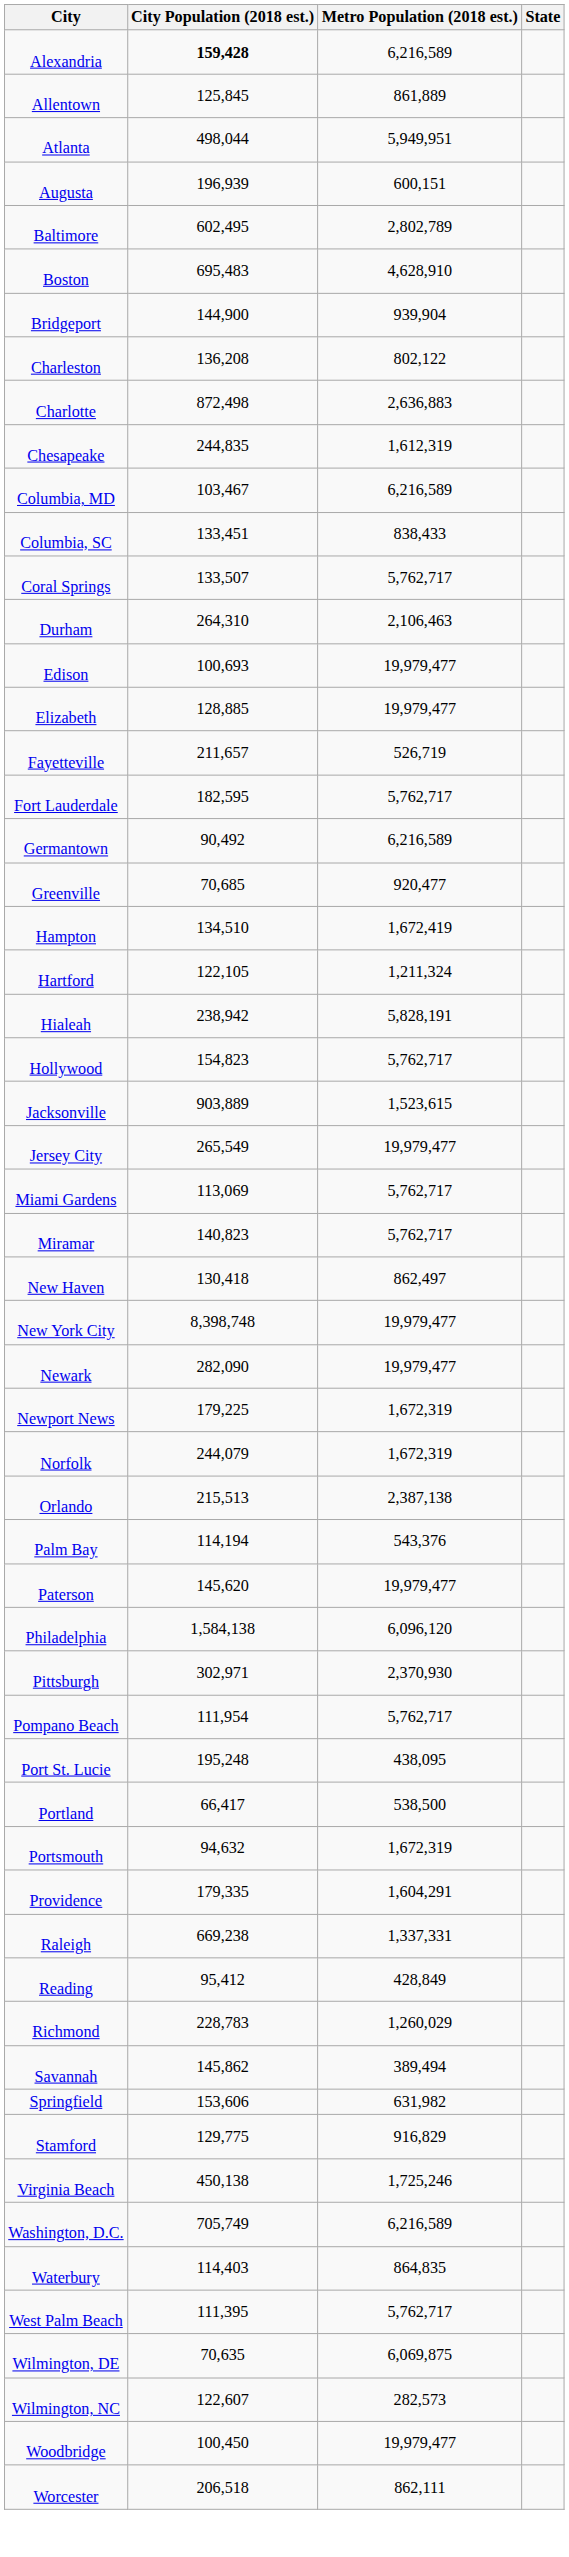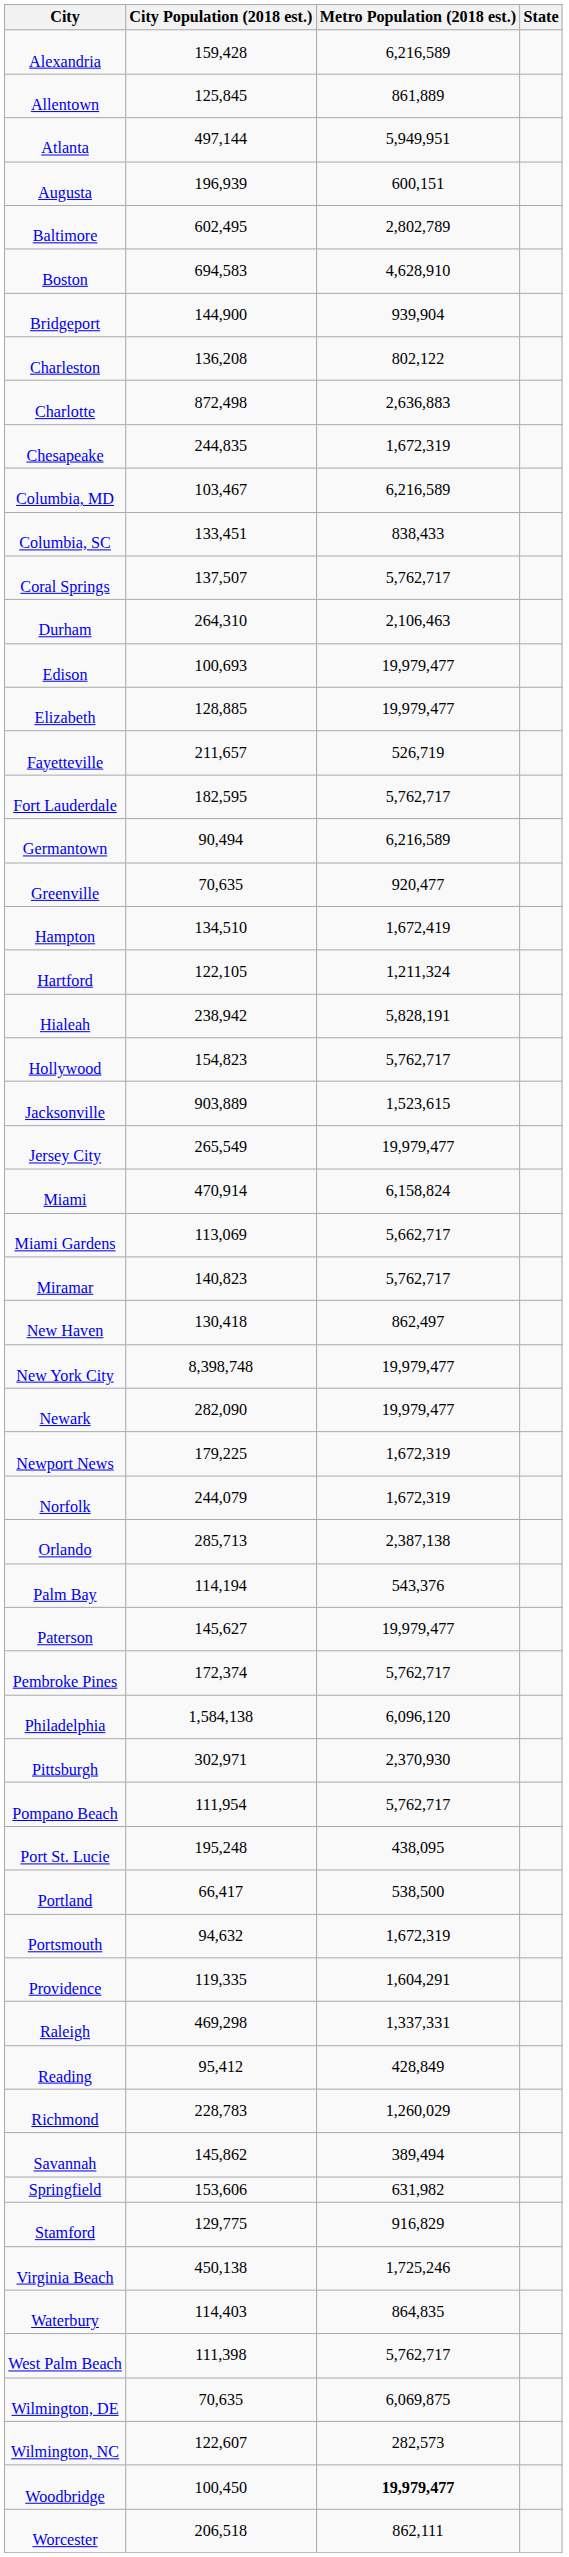(223, 52) bold -> (221, 52) normal
(223, 139) 498,044 -> (221, 139) 497,144
(223, 271) 695,483 -> (221, 271) 694,583
(420, 446) 1,612,319 -> (418, 446) 1,672,319
(223, 577) 133,507 -> (221, 577) 137,507
(223, 840) 90,492 -> (221, 840) 90,494
(223, 884) 70,685 -> (221, 884) 70,635
+ row: (65, 1200)
(420, 1191) 5,762,717 -> (418, 1234) 5,662,717
(223, 1497) 215,513 -> (221, 1541) 285,713
(223, 1585) 145,620 -> (221, 1629) 145,627
+ row: (65, 1682)
(223, 1892) 179,335 -> (221, 1979) 119,335
(223, 1935) 669,238 -> (221, 2023) 469,298
- row: (66, 2233)
(223, 2311) 111,395 -> (221, 2355) 111,398
(420, 2443) normal -> (418, 2487) bold
